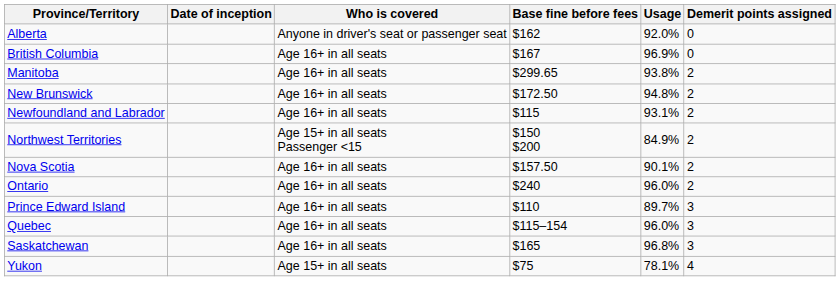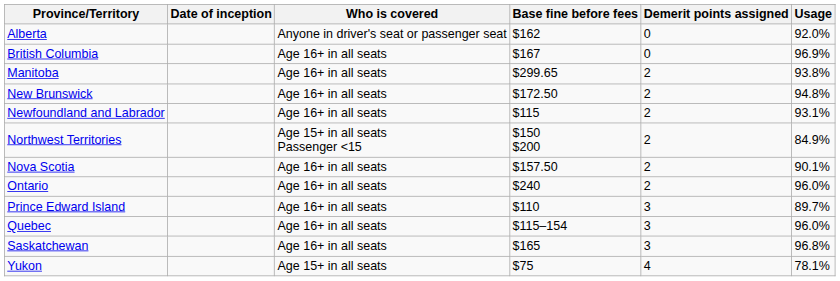columns swapped: (759, 14) <-> (663, 14)
